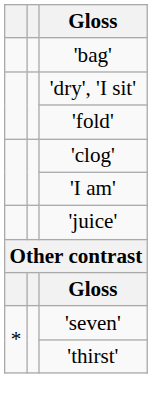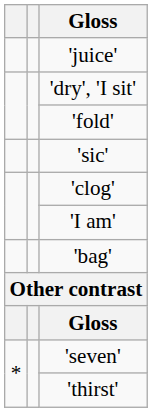rows swapped: (93, 54) <-> (93, 222)
+ row: (93, 155)
